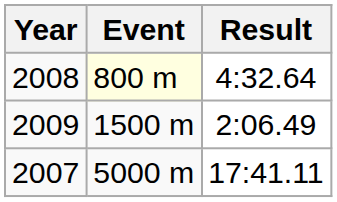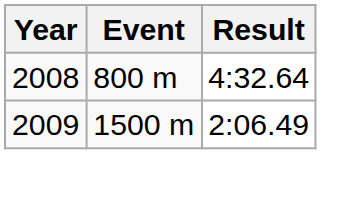(135, 77) lightyellow background -> (135, 77) no background
- row: (46, 173)
